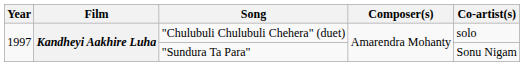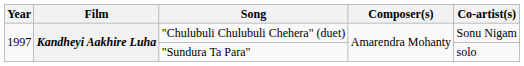(467, 33) solo -> (487, 33) Sonu Nigam
(487, 52) Sonu Nigam -> (467, 52) solo
